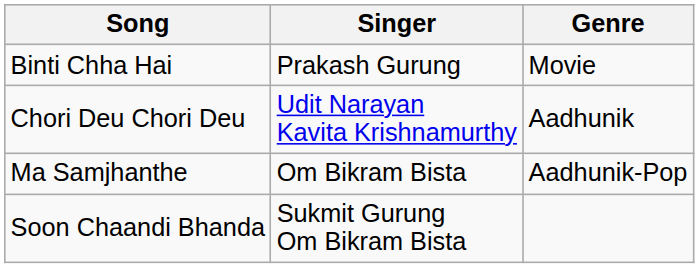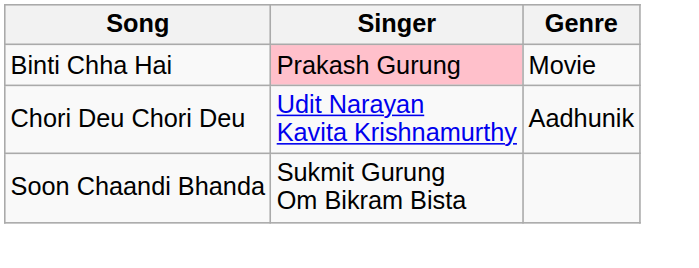(369, 64) no background -> (369, 64) pink background
- row: (99, 173)
